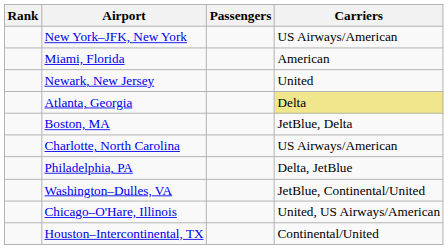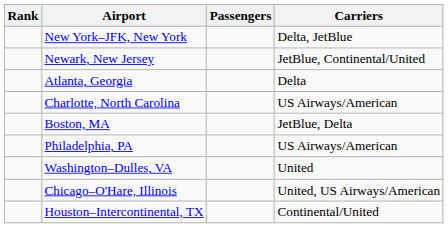(337, 37) US Airways/American -> (315, 37) Delta, JetBlue
- row: (85, 59)
(295, 81) United -> (351, 59) JetBlue, Continental/United
(292, 102) khaki background -> (292, 81) no background
rows swapped: (112, 146) <-> (77, 124)
(315, 168) Delta, JetBlue -> (337, 146) US Airways/American
(351, 190) JetBlue, Continental/United -> (295, 168) United
